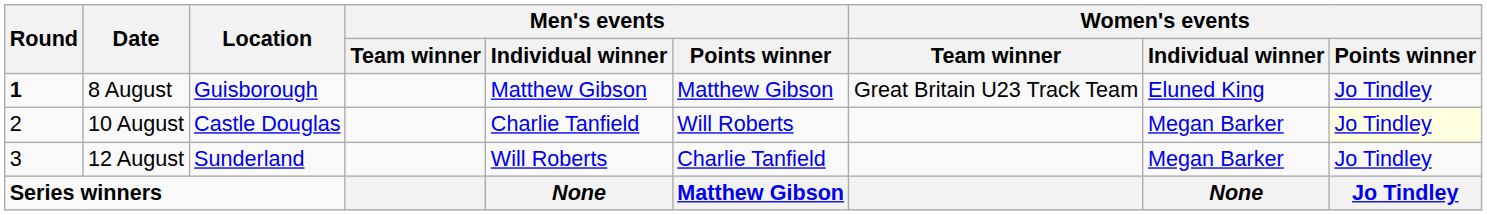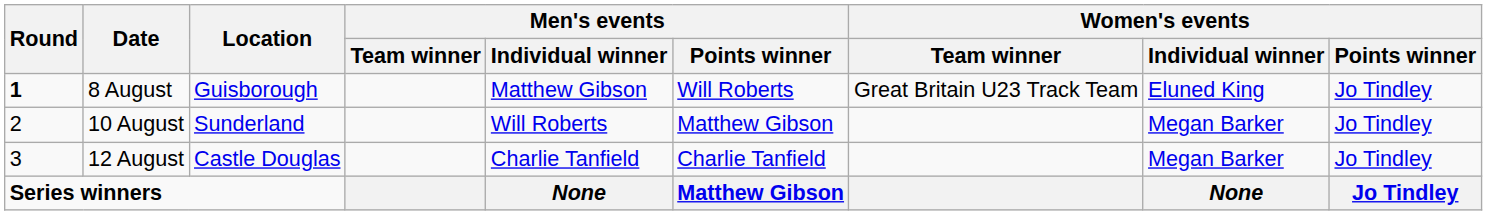(755, 90) Matthew Gibson -> (735, 90) Will Roberts
(267, 124) Castle Douglas -> (249, 124) Sunderland
(565, 124) Charlie Tanfield -> (549, 124) Will Roberts
(735, 124) Will Roberts -> (755, 124) Matthew Gibson
(1383, 124) lightyellow background -> (1383, 124) no background
(249, 158) Sunderland -> (267, 158) Castle Douglas
(549, 158) Will Roberts -> (565, 158) Charlie Tanfield
